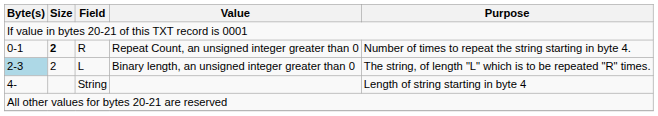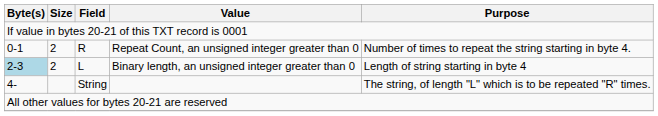(53, 48) bold -> (53, 48) normal
(507, 66) The string, of length "L" which is to be repeated "R" times. -> (445, 66) Length of string starting in byte 4
(445, 84) Length of string starting in byte 4 -> (507, 84) The string, of length "L" which is to be repeated "R" times.
